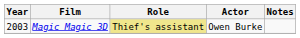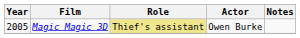(17, 26) 2003 -> (17, 26) 2005
